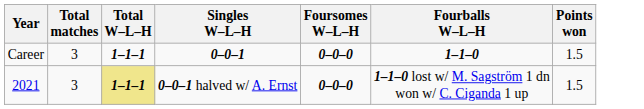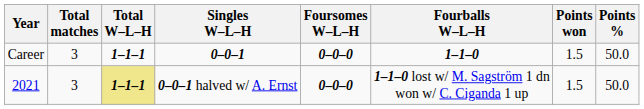+ column: (617, 24)
